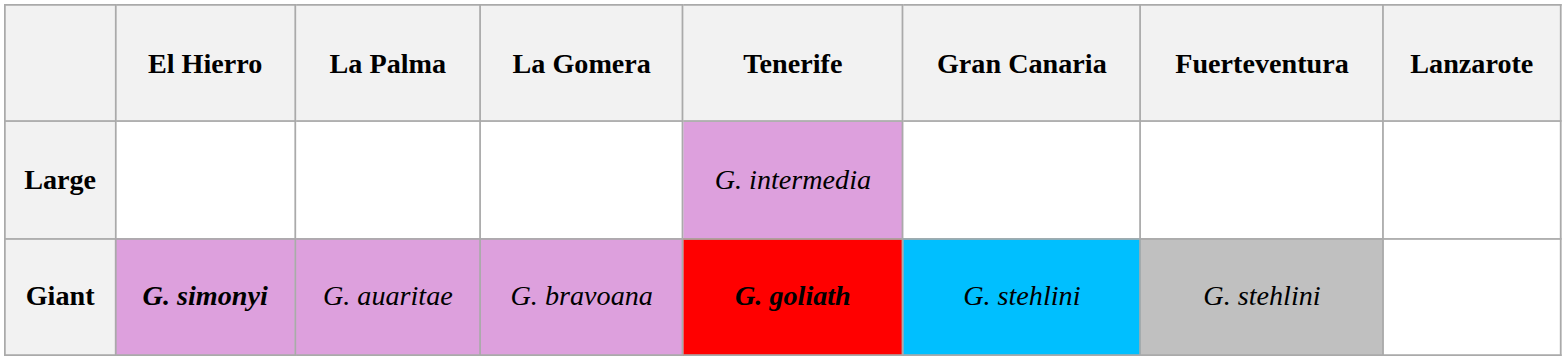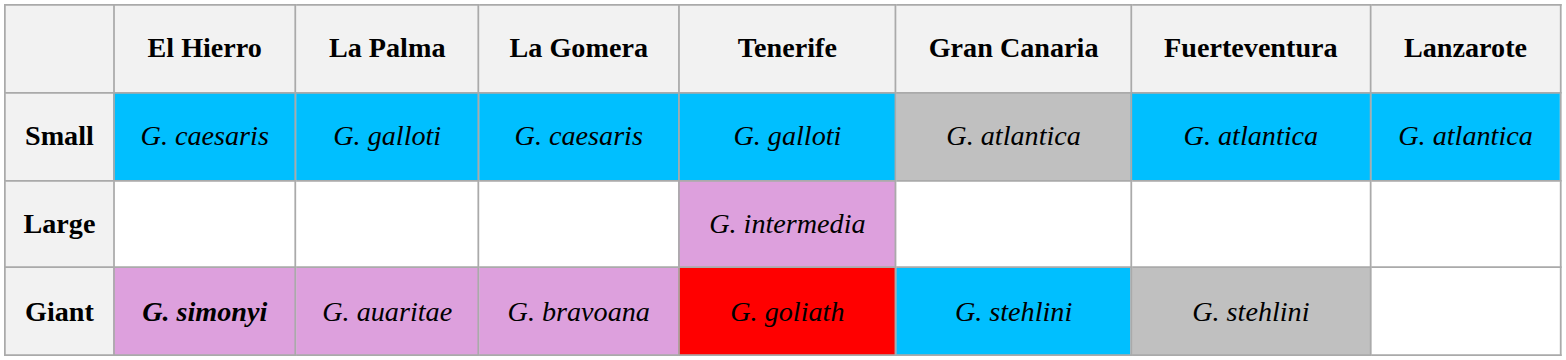+ row: (59, 135)
(793, 296) bold -> (787, 310) normal
